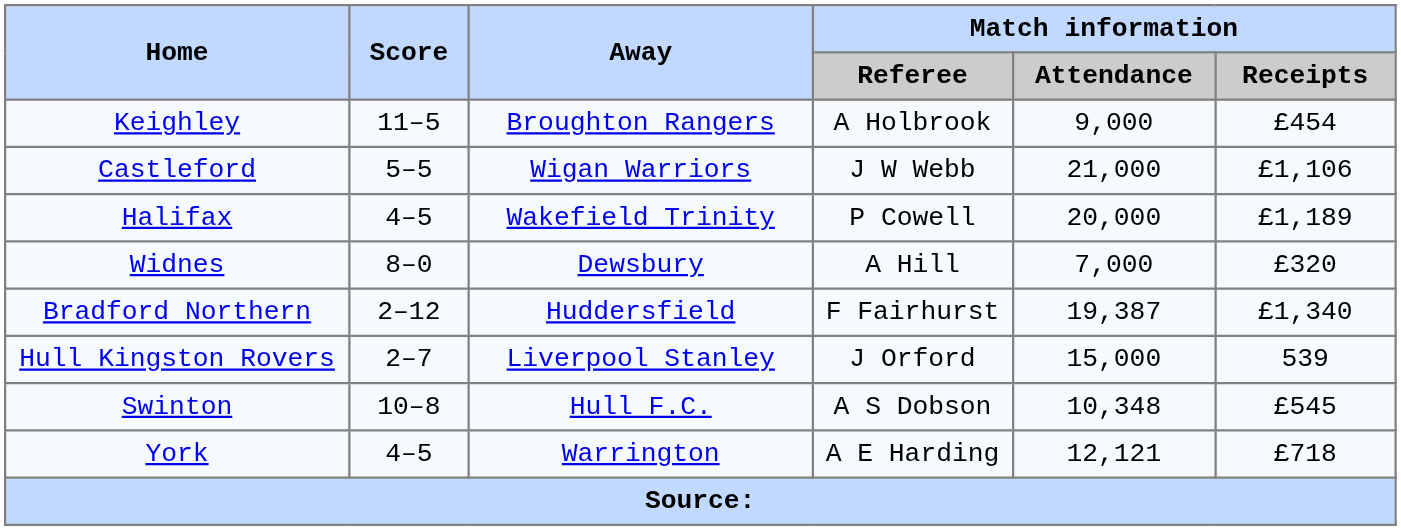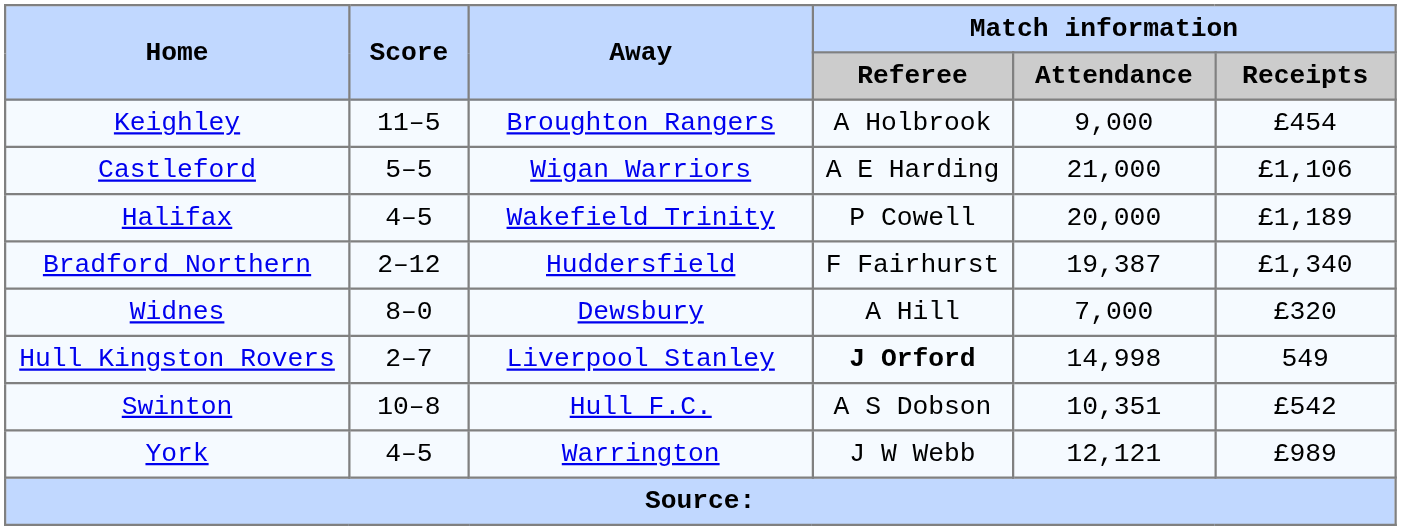(912, 170) J W Webb -> (913, 170) A E Harding
rows swapped: (177, 312) <-> (177, 265)
(912, 360) normal -> (912, 360) bold
(1114, 360) 15,000 -> (1114, 360) 14,998
(1305, 360) 539 -> (1305, 360) 549
(1114, 407) 10,348 -> (1114, 407) 10,351
(1305, 407) £545 -> (1305, 407) £542
(913, 454) A E Harding -> (912, 454) J W Webb
(1305, 454) £718 -> (1305, 454) £989
